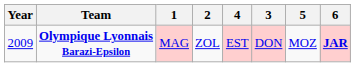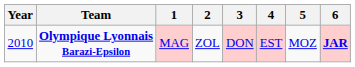columns swapped: (269, 14) <-> (237, 14)
(20, 43) 2009 -> (20, 43) 2010
